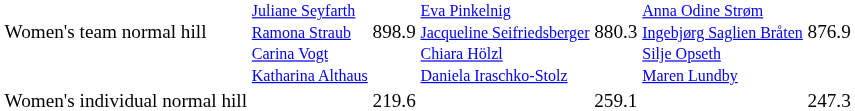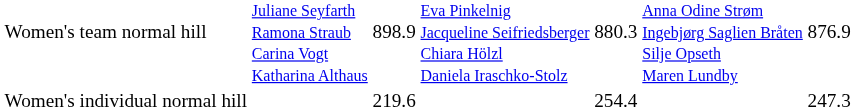(616, 101) 259.1 -> (616, 101) 254.4
